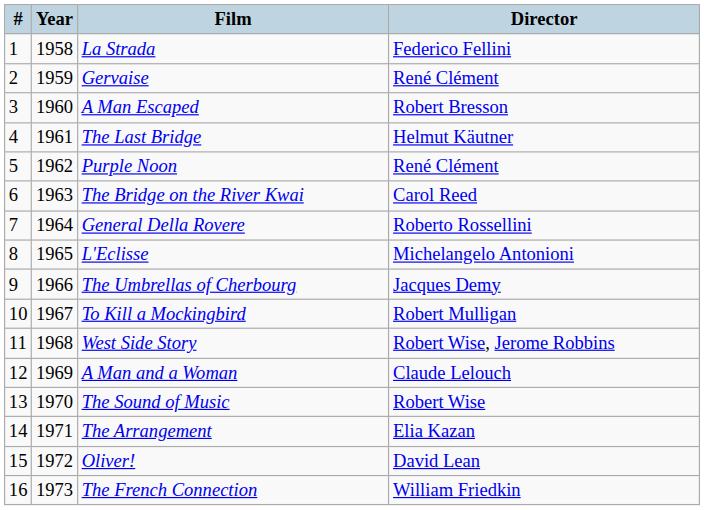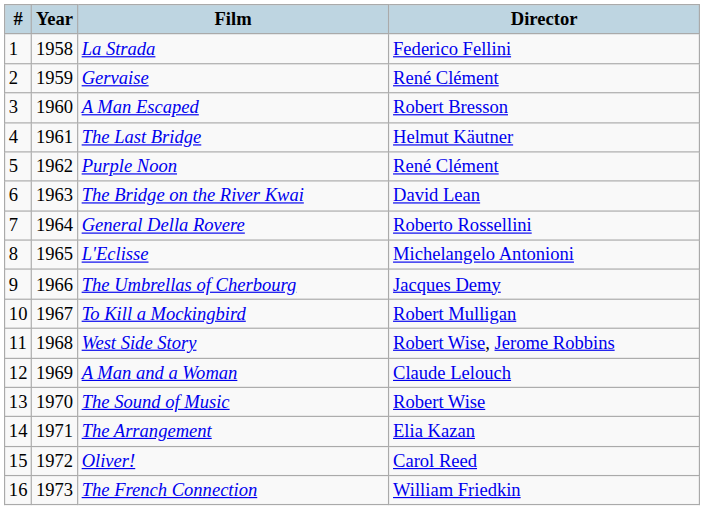(435, 195) Carol Reed -> (437, 195) David Lean
(437, 460) David Lean -> (435, 460) Carol Reed
